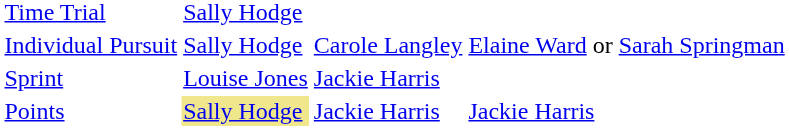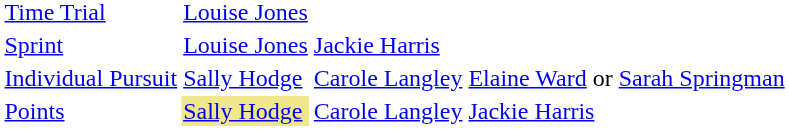(243, 11) Sally Hodge -> (245, 11) Louise Jones
rows swapped: (34, 77) <-> (91, 44)
(377, 110) Jackie Harris -> (388, 110) Carole Langley
